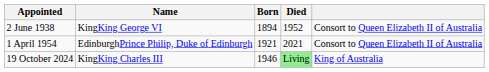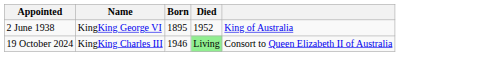(267, 28) 1894 -> (177, 28) 1895
(398, 28) Consort to Queen Elizabeth II of Australia -> (259, 28) King of Australia
- row: (32, 43)
(349, 59) King of Australia -> (308, 43) Consort to Queen Elizabeth II of Australia
